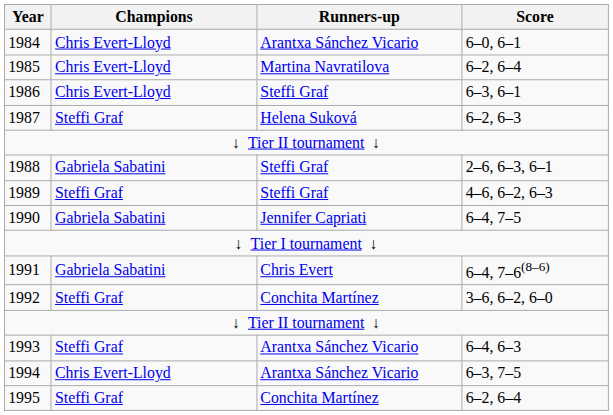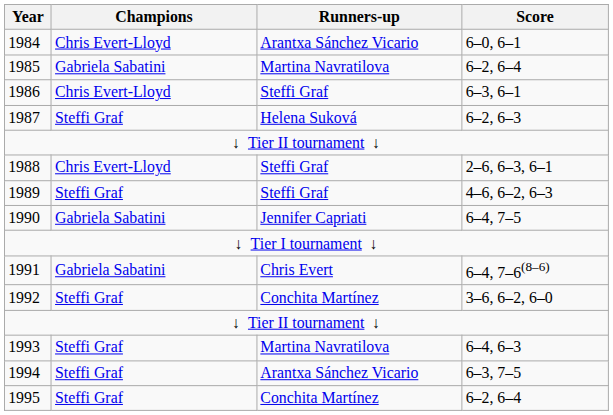(113, 67) Chris Evert-Lloyd -> (110, 67) Gabriela Sabatini
(110, 167) Gabriela Sabatini -> (113, 167) Chris Evert-Lloyd
(339, 347) Arantxa Sánchez Vicario -> (325, 347) Martina Navratilova
(113, 373) Chris Evert-Lloyd -> (89, 373) Steffi Graf
